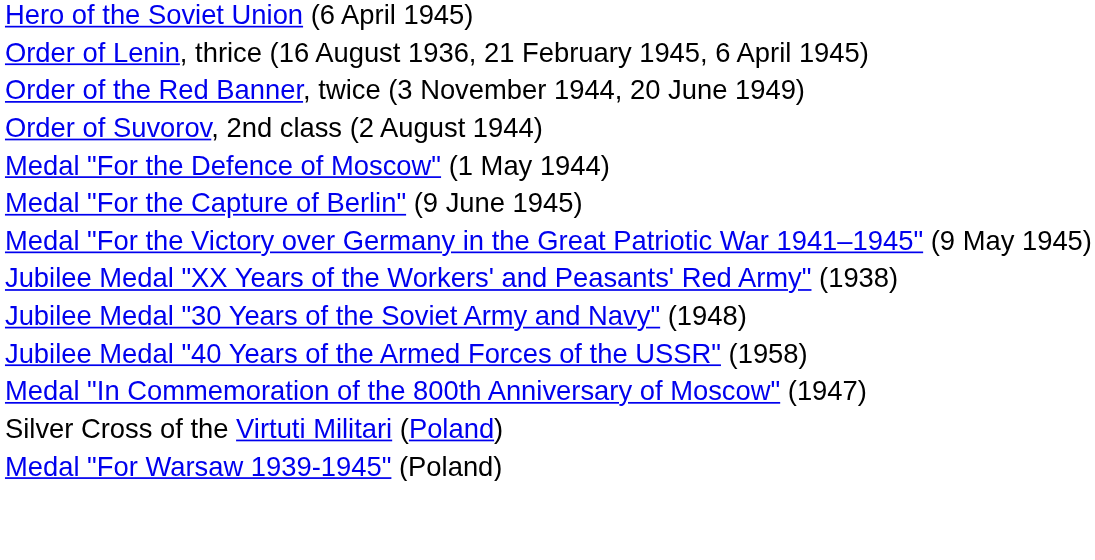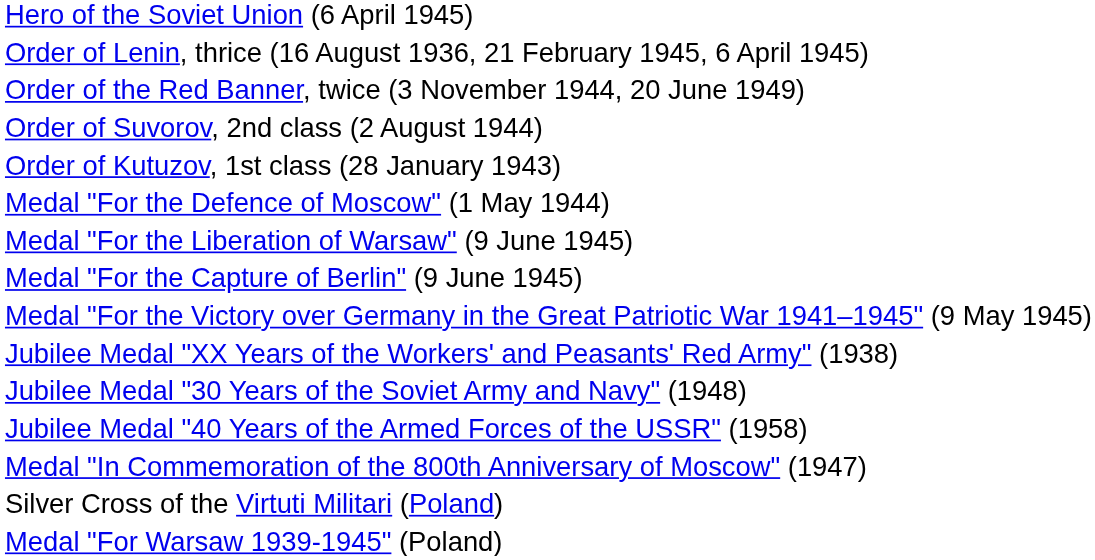+ row: (283, 165)
+ row: (319, 240)
